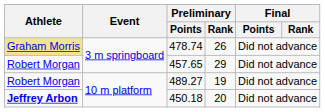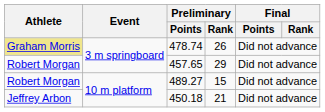(220, 82) 19 -> (220, 82) 15
(42, 99) bold -> (39, 99) normal
(220, 99) 20 -> (220, 99) 21
